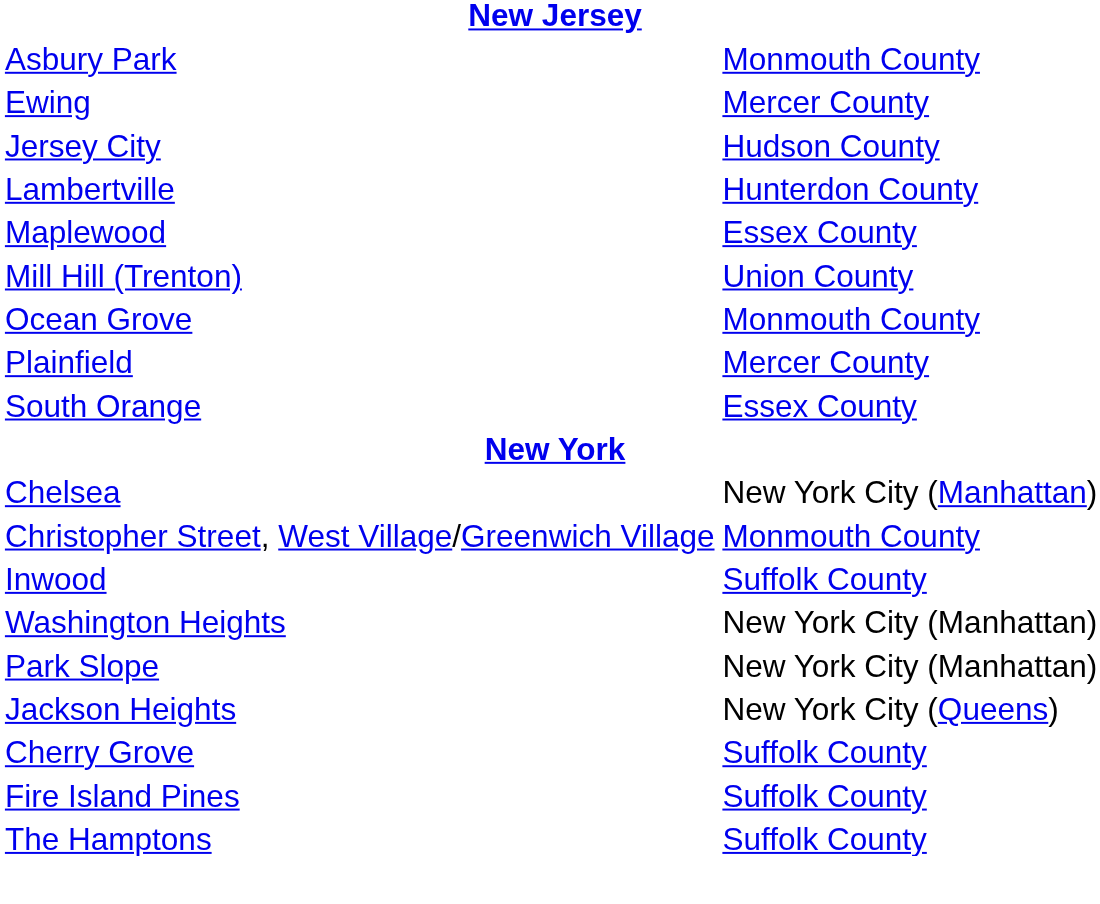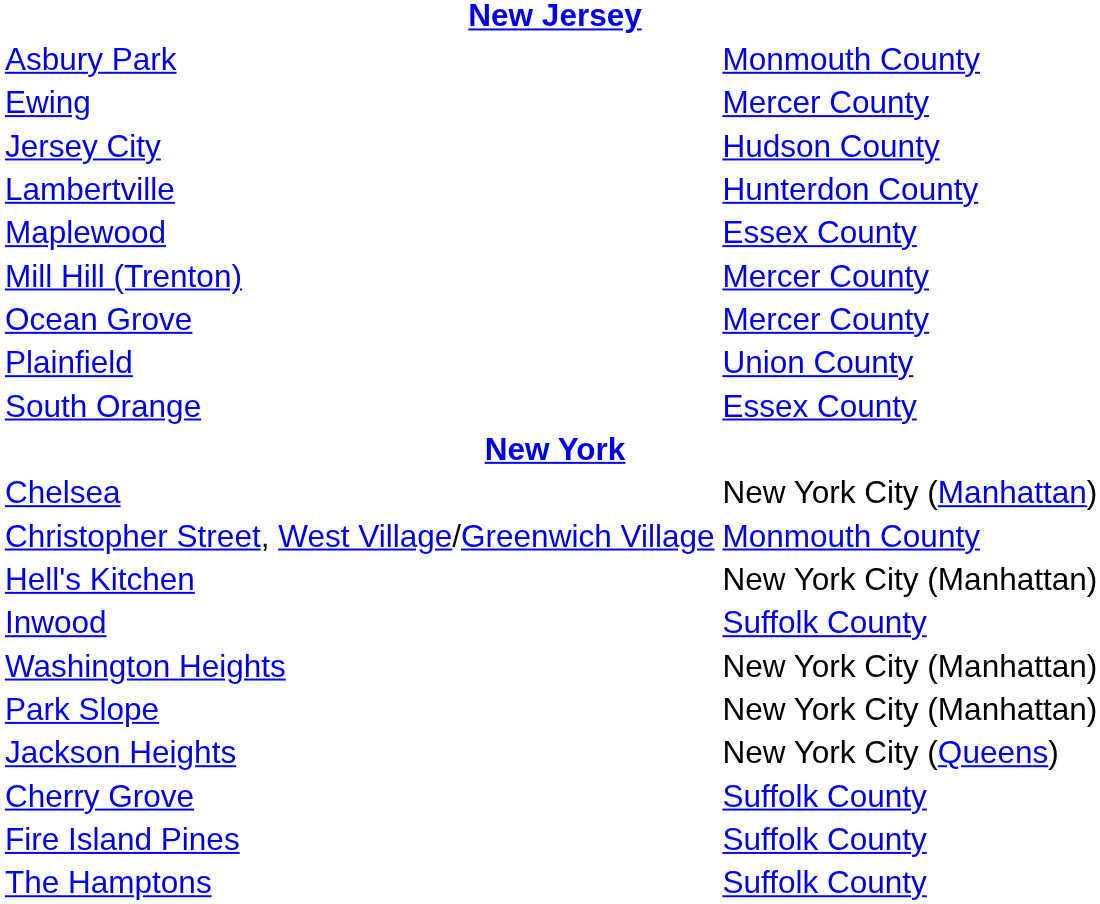(818, 276) Union County -> (826, 276) Mercer County
(851, 319) Monmouth County -> (826, 319) Mercer County
(826, 362) Mercer County -> (818, 362) Union County
+ row: (100, 579)
